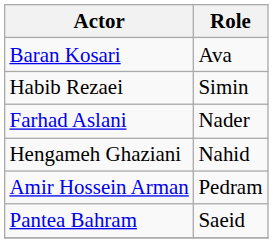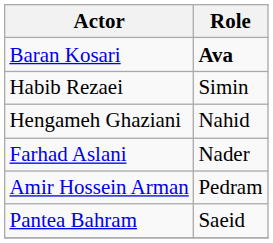(215, 54) normal -> (216, 54) bold
rows swapped: (68, 120) <-> (95, 154)
